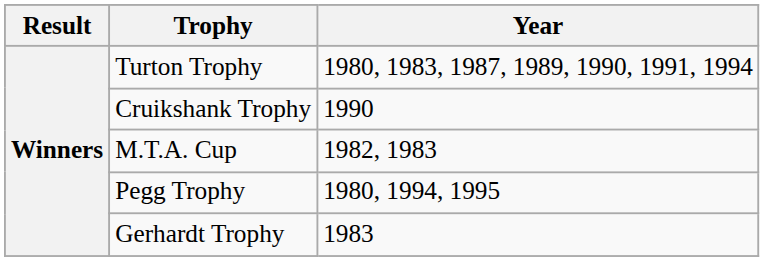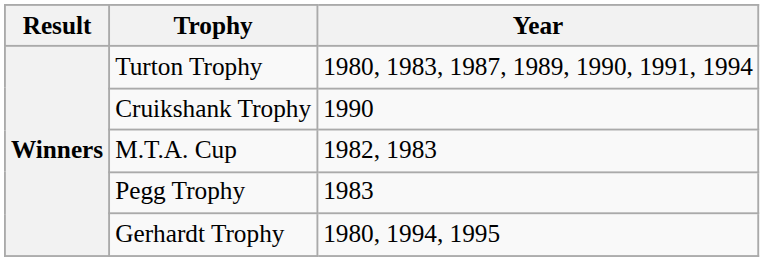(412, 191) 1980, 1994, 1995 -> (348, 191) 1983
(348, 233) 1983 -> (412, 233) 1980, 1994, 1995
